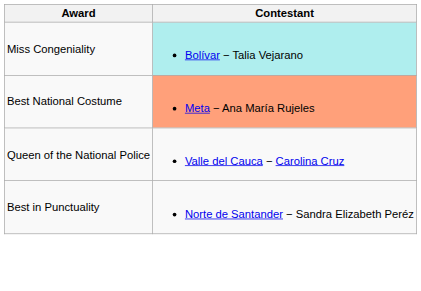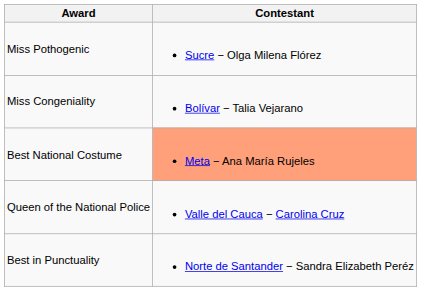+ row: (48, 49)
(285, 55) paleturquoise background -> (285, 108) no background
